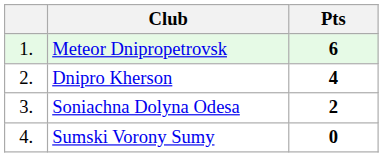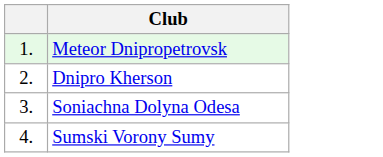- column: (333, 19)
